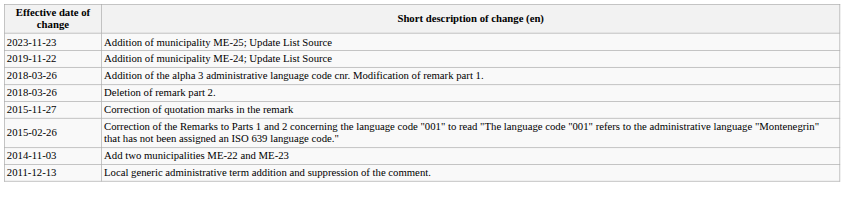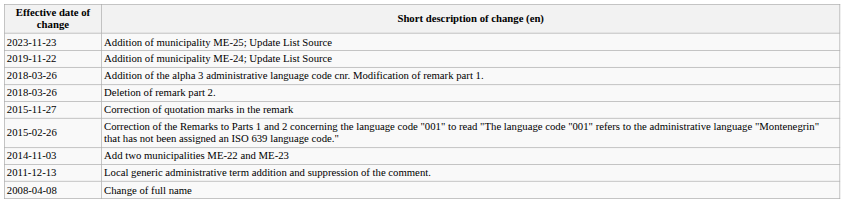+ row: (148, 190)
